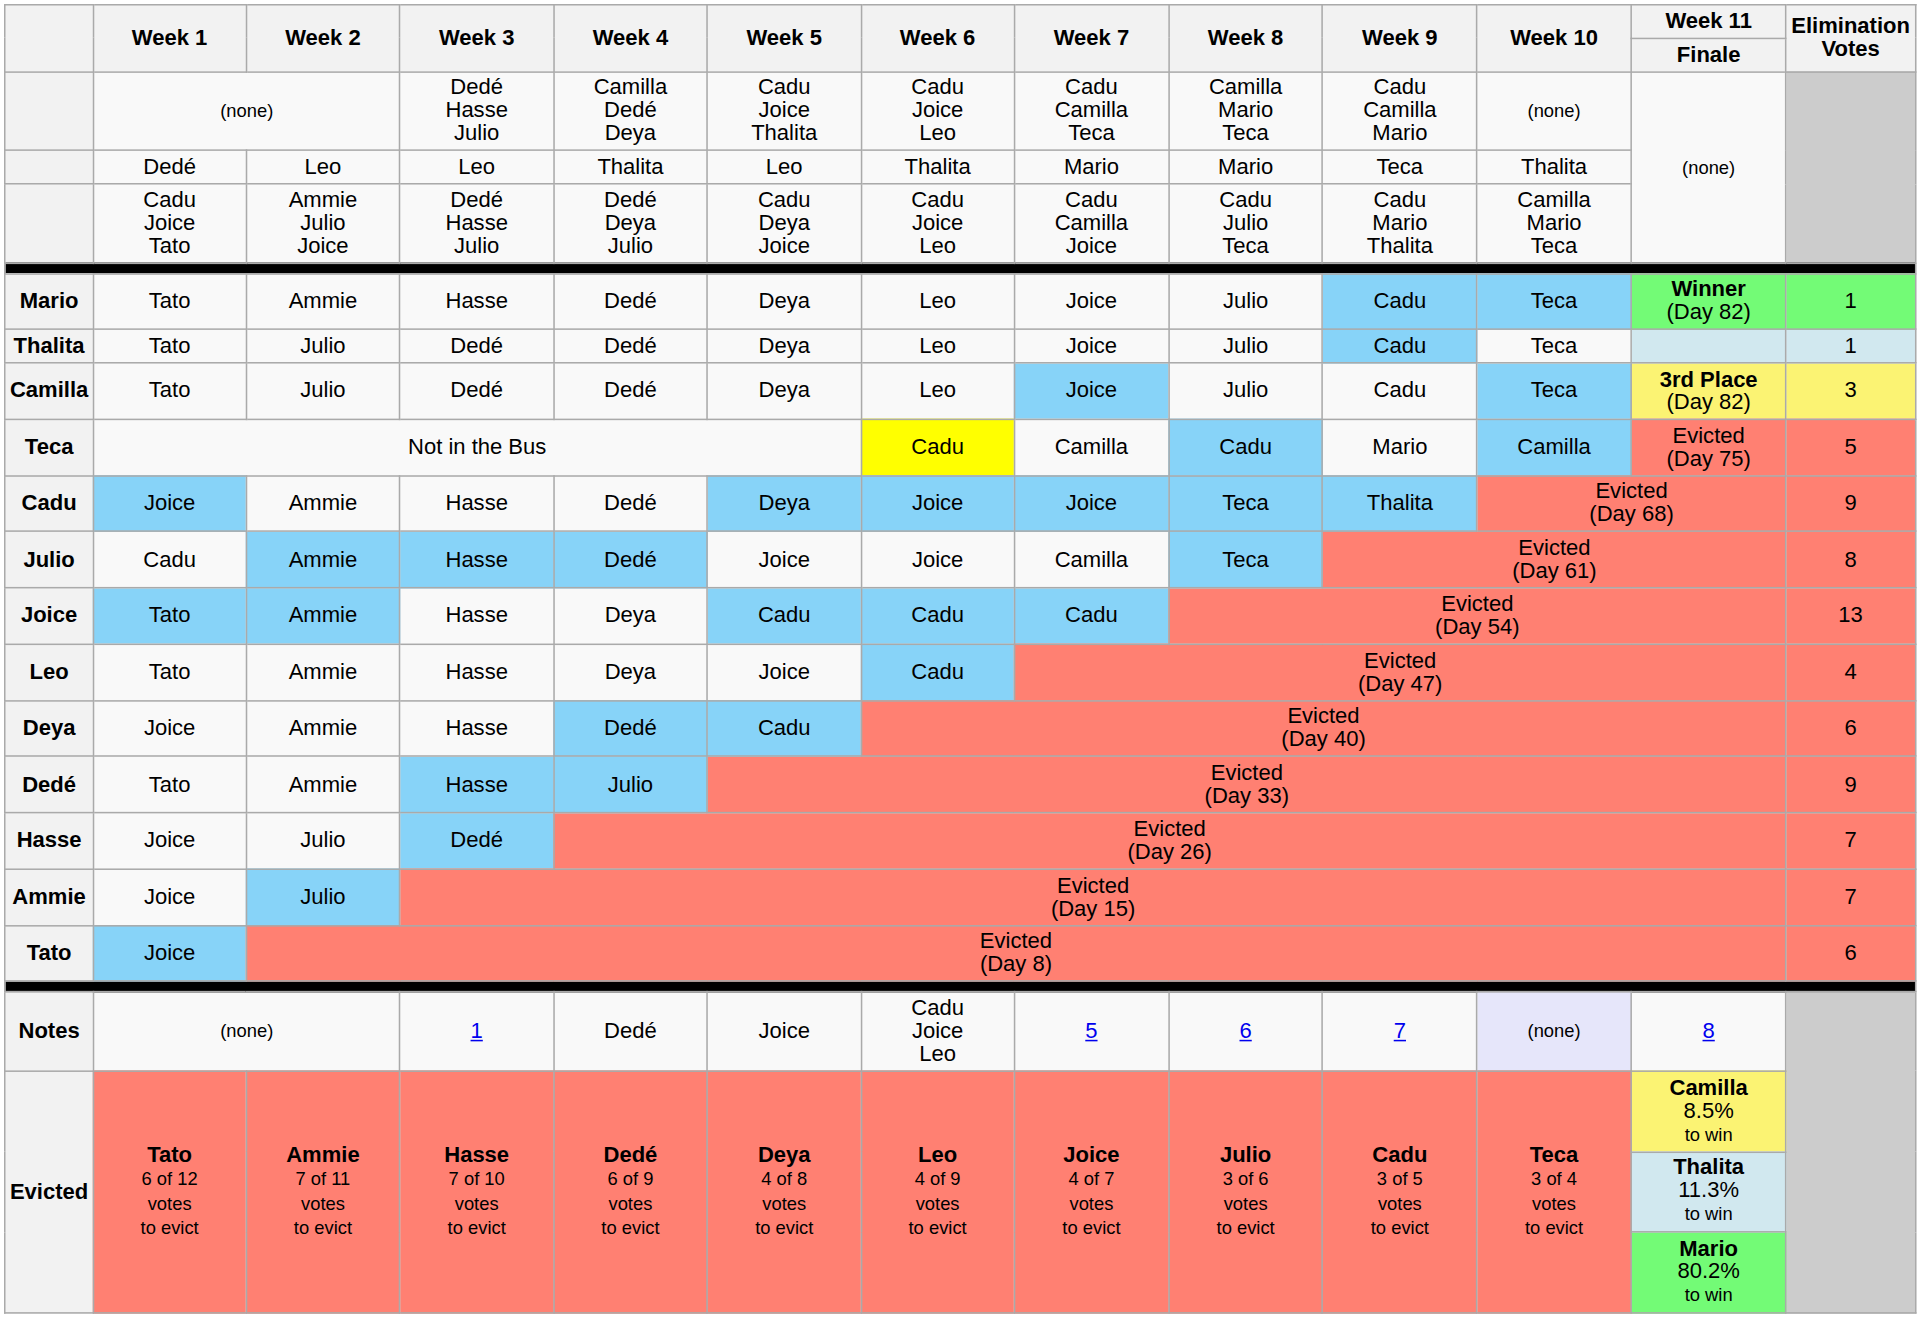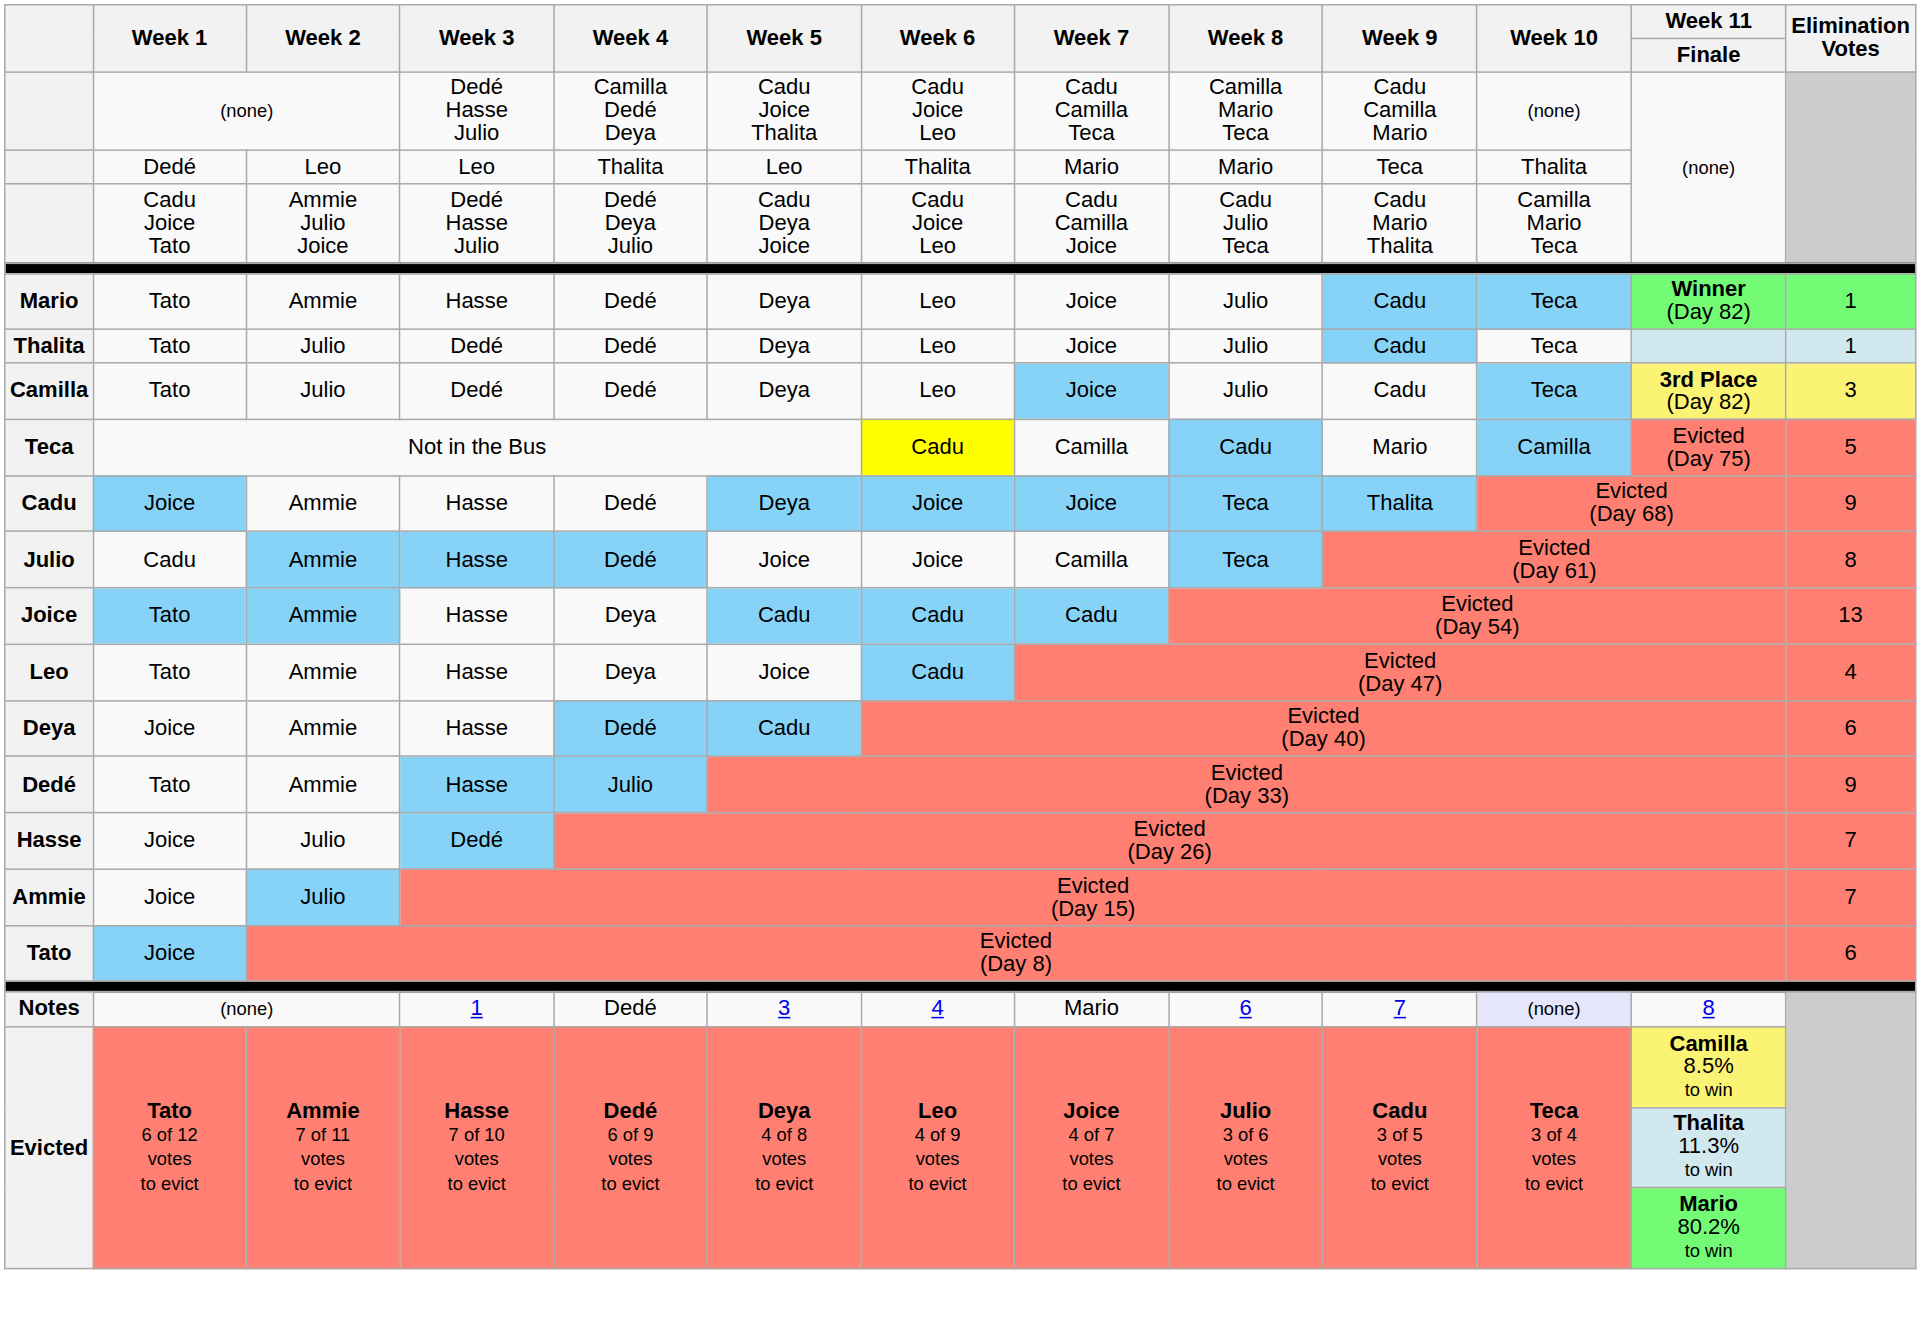(784, 1031) Joice -> (784, 1009) 3
(938, 1031) Cadu Joice Leo -> (938, 1009) 4
(1091, 1031) 5 -> (1091, 1009) Mario
